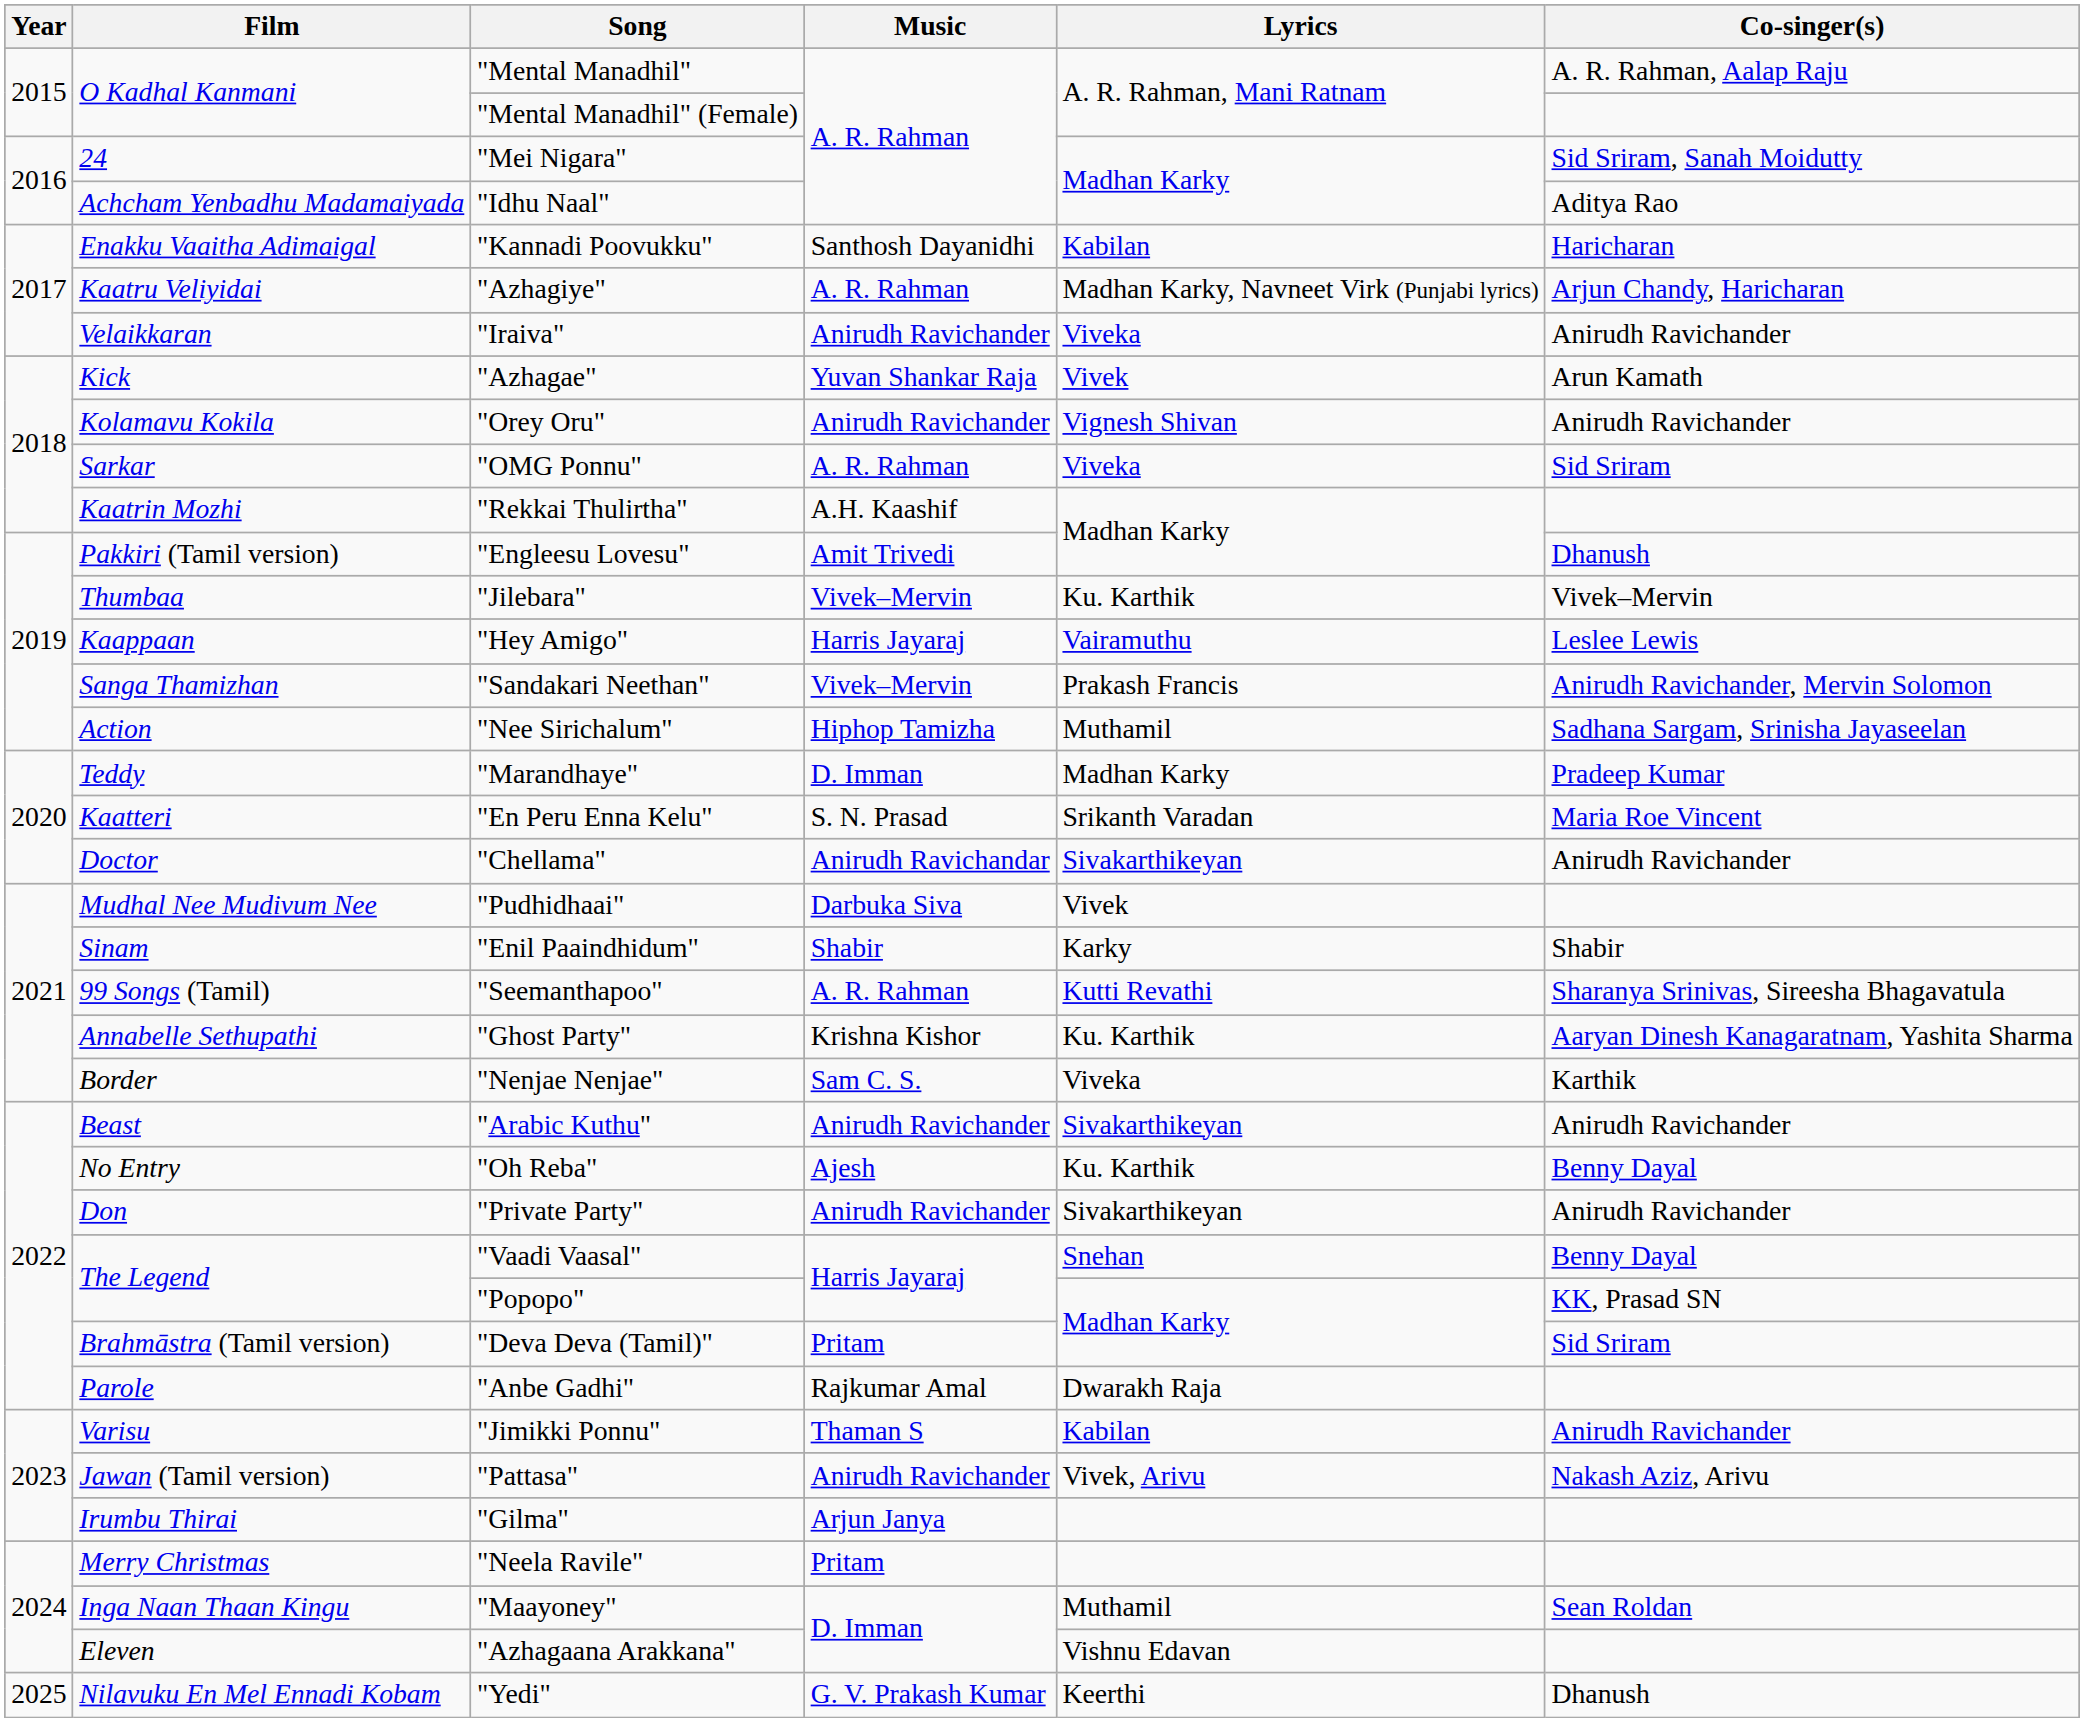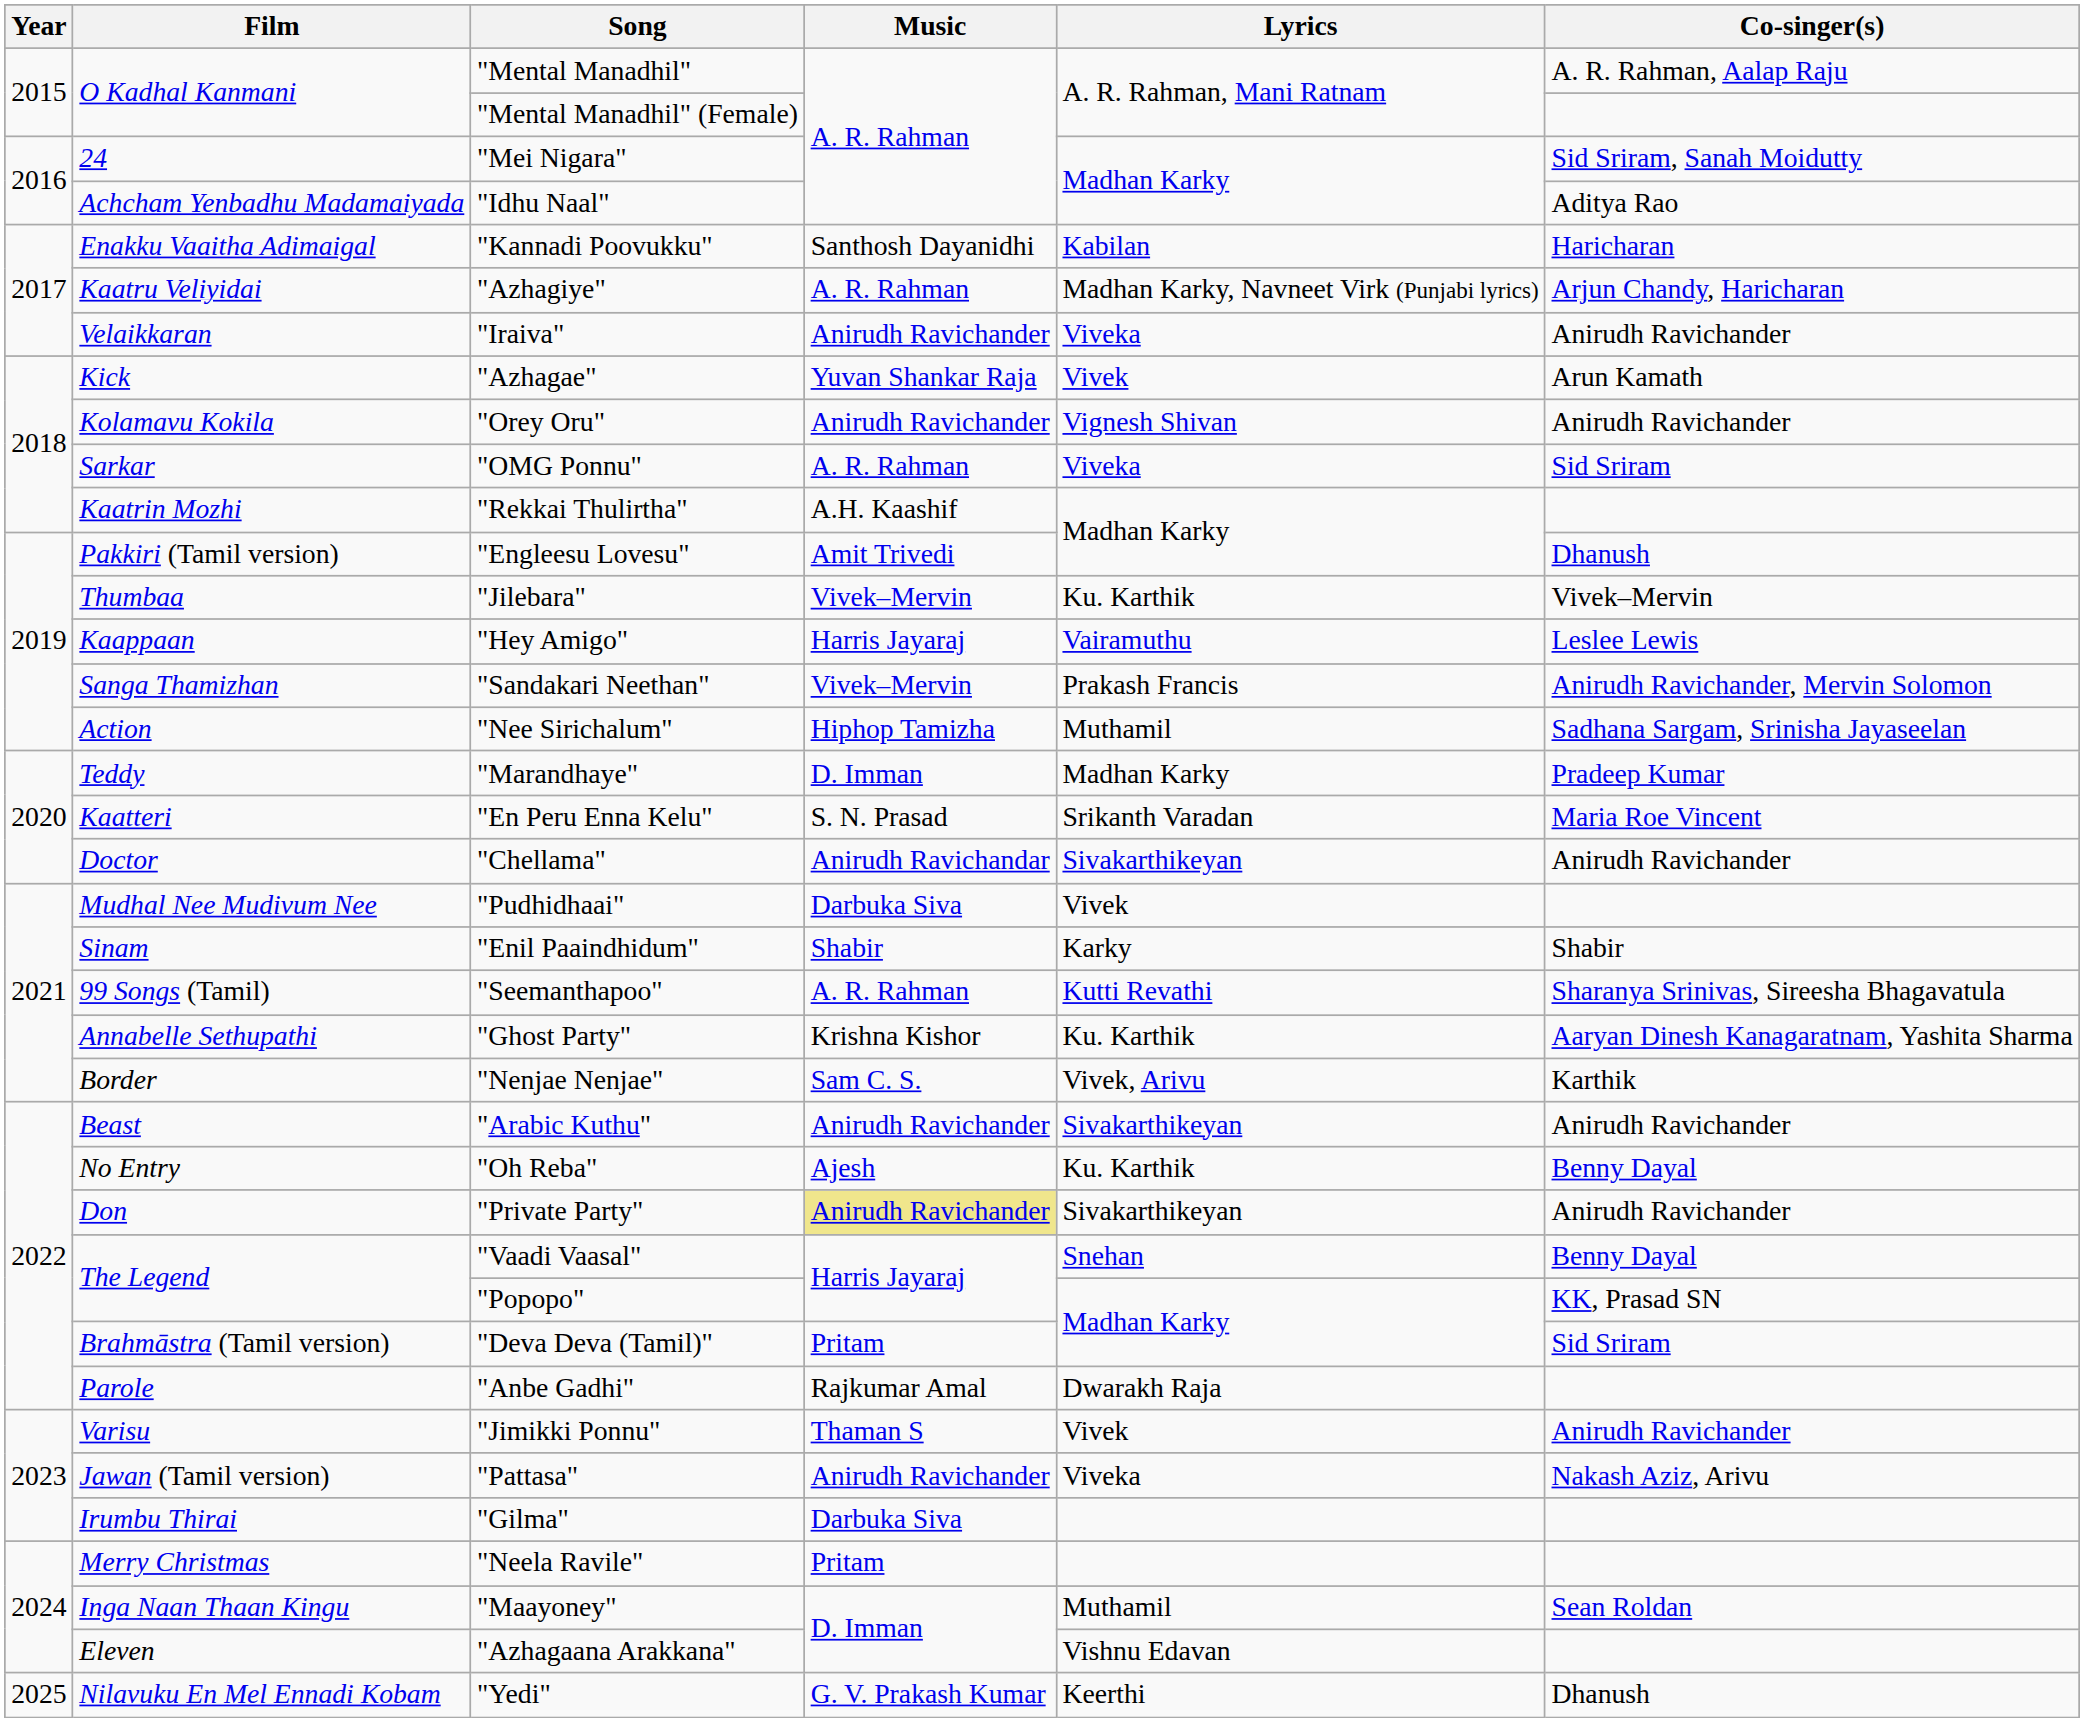(1102, 1080) Viveka -> (1134, 1080) Vivek, Arivu
(930, 1211) no background -> (930, 1211) khaki background
(1106, 1431) Kabilan -> (1095, 1431) Vivek
(1134, 1475) Vivek, Arivu -> (1102, 1475) Viveka
(878, 1519) Arjun Janya -> (886, 1519) Darbuka Siva
